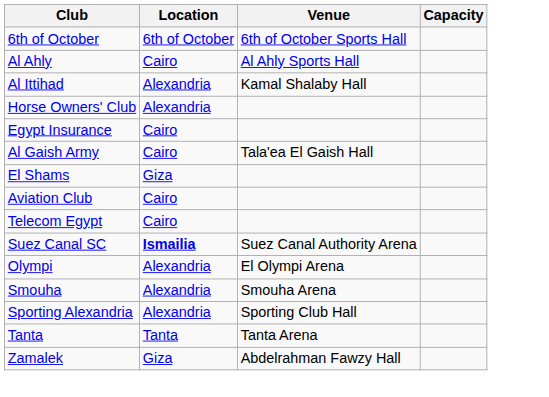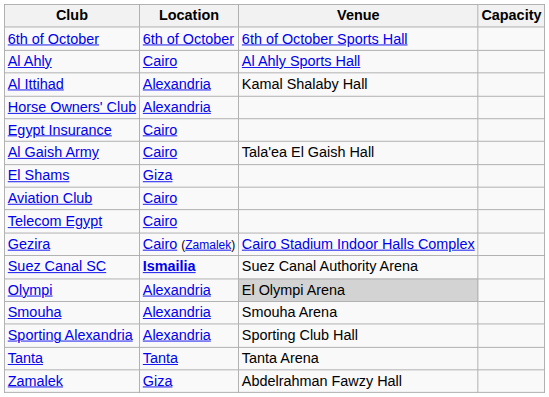+ row: (29, 244)
(292, 267) no background -> (293, 289) lightgrey background
